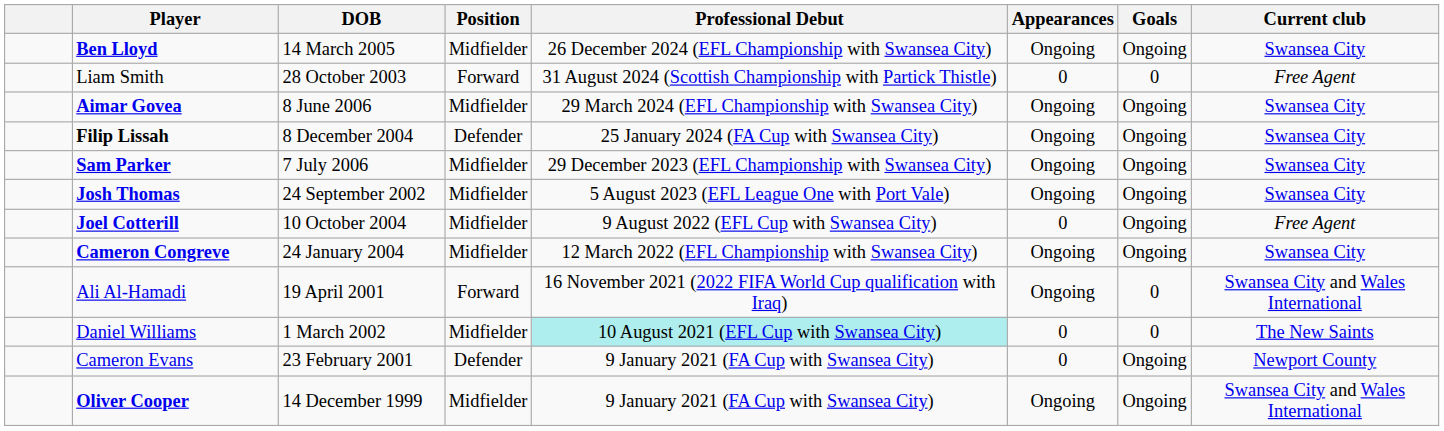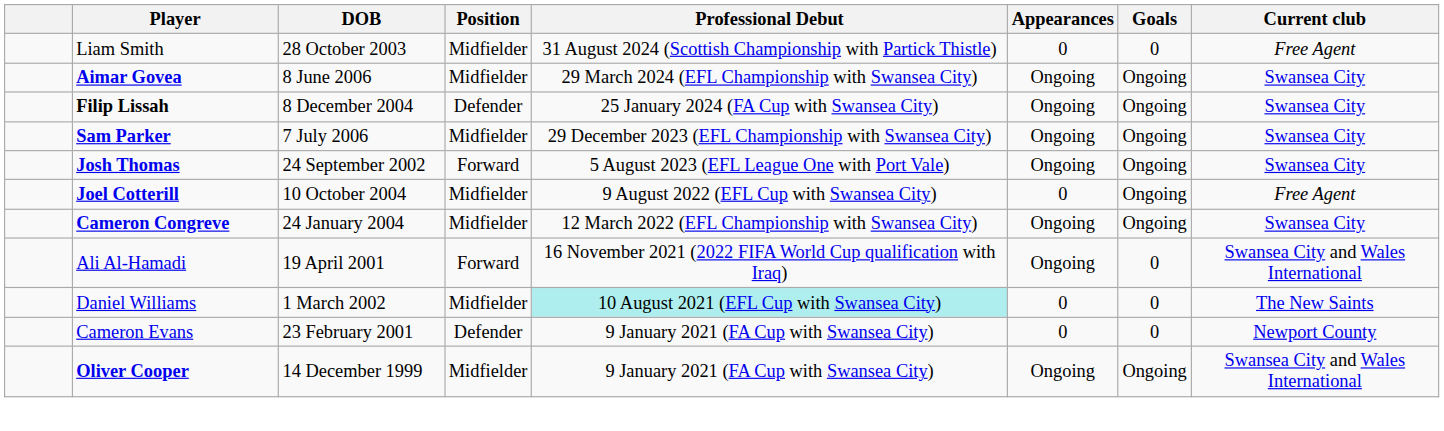- row: (117, 48)
(488, 77) Forward -> (488, 48) Midfielder
(488, 194) Midfielder -> (488, 164) Forward
(1155, 360) Ongoing -> (1155, 331) 0
